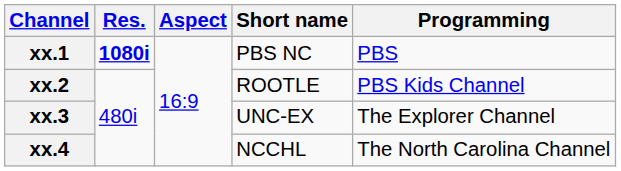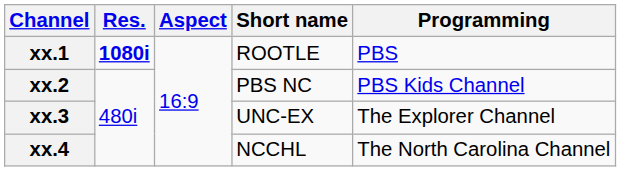(274, 52) PBS NC -> (278, 52) ROOTLE
(278, 85) ROOTLE -> (274, 85) PBS NC
